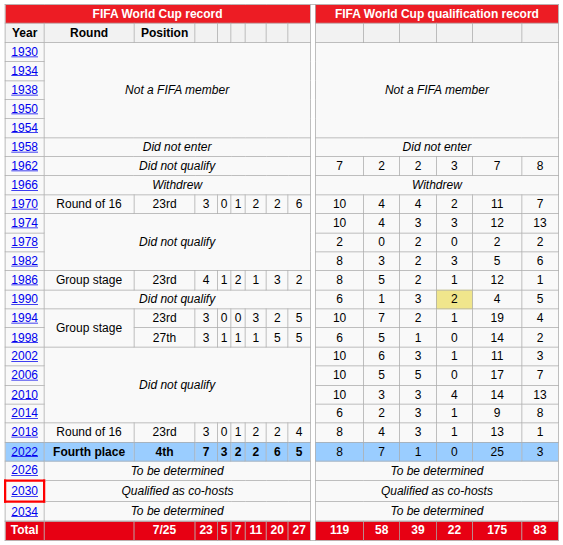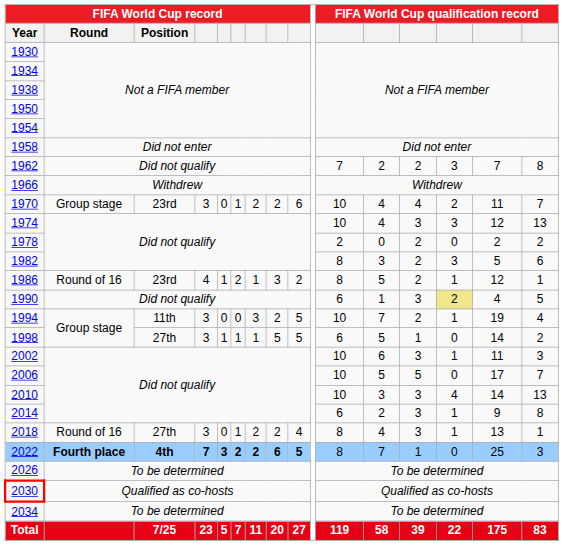(89, 204) Round of 16 -> (89, 204) Group stage
(89, 280) Group stage -> (89, 280) Round of 16
(165, 318) 23rd -> (165, 318) 11th
(165, 432) 23rd -> (165, 432) 27th
